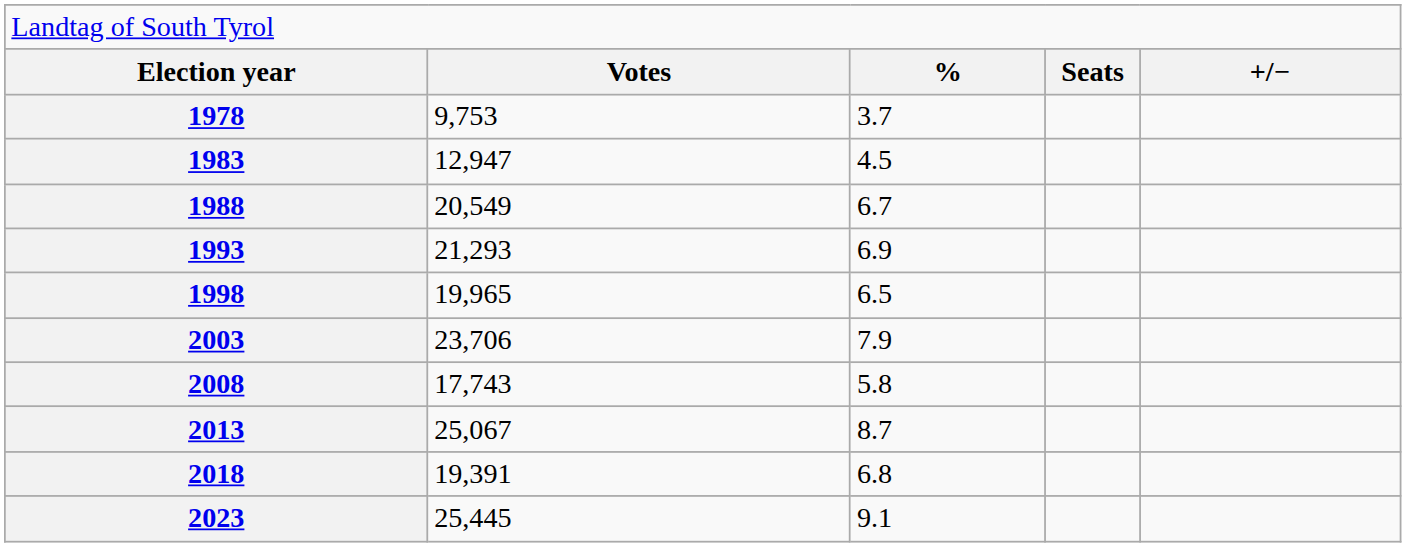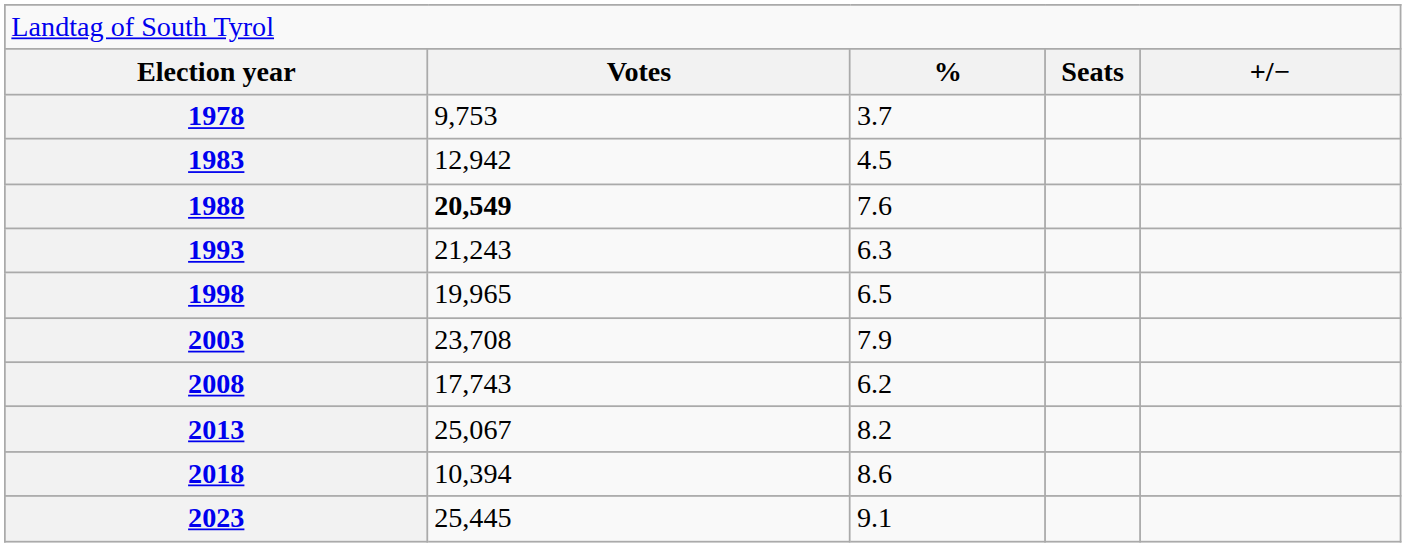(473, 160) 12,947 -> (473, 160) 12,942
(473, 205) normal -> (473, 205) bold
(874, 205) 6.7 -> (874, 205) 7.6
(473, 250) 21,293 -> (473, 250) 21,243
(874, 250) 6.9 -> (874, 250) 6.3
(473, 339) 23,706 -> (473, 339) 23,708
(874, 384) 5.8 -> (874, 384) 6.2
(874, 428) 8.7 -> (874, 428) 8.2
(473, 473) 19,391 -> (473, 473) 10,394
(874, 473) 6.8 -> (874, 473) 8.6
